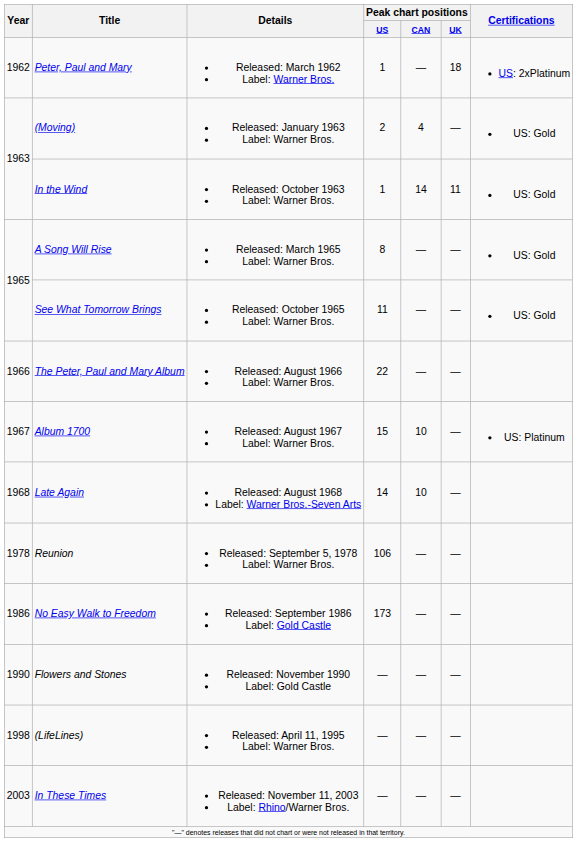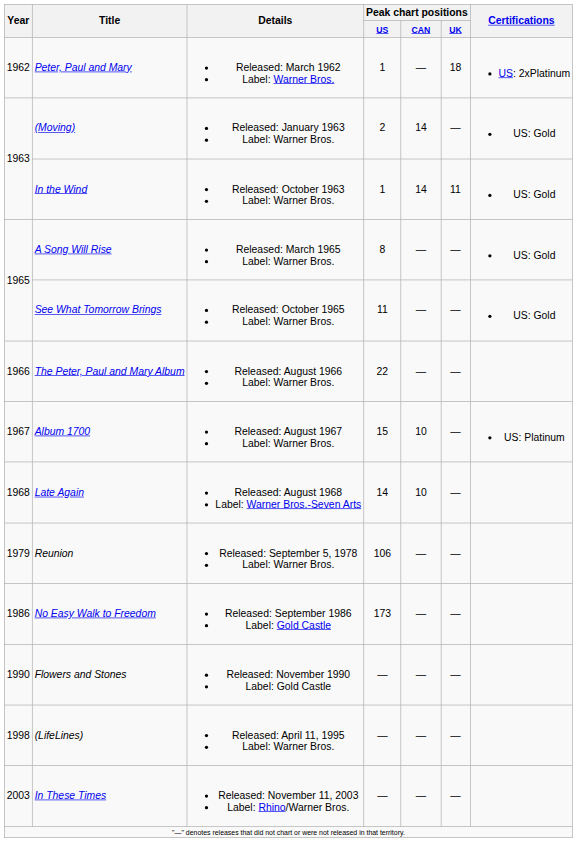(421, 128) 4 -> (421, 128) 14
(18, 553) 1978 -> (18, 553) 1979
